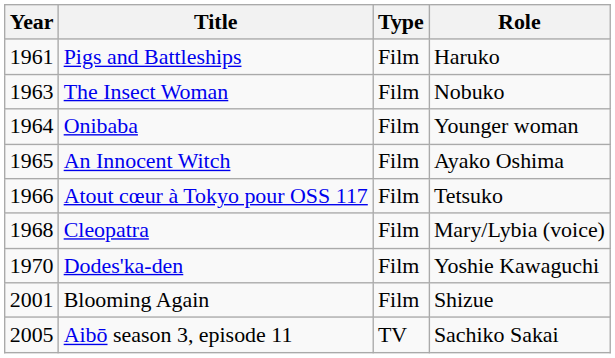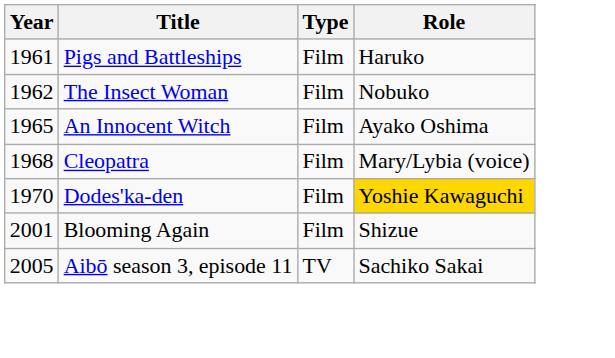(32, 91) 1963 -> (32, 91) 1962
- row: (101, 126)
- row: (216, 195)
(516, 265) no background -> (441, 195) gold background
